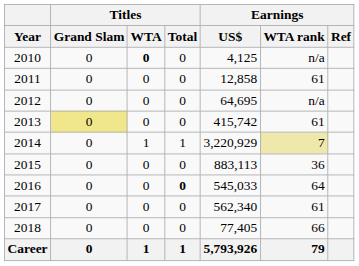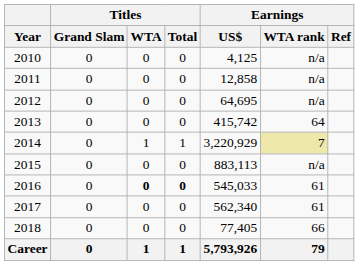(146, 57) bold -> (146, 57) normal
(318, 79) 61 -> (317, 79) n/a
(89, 121) khaki background -> (89, 121) no background
(318, 121) 61 -> (318, 121) 64
(318, 164) 36 -> (317, 164) n/a
(146, 185) normal -> (146, 185) bold
(318, 185) 64 -> (318, 185) 61
